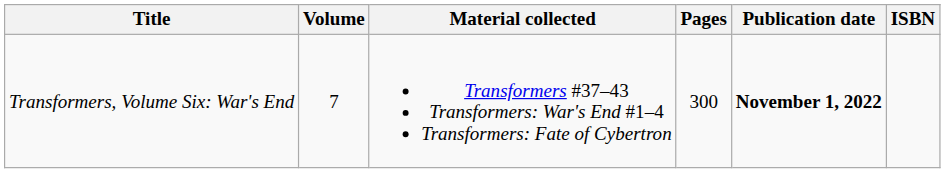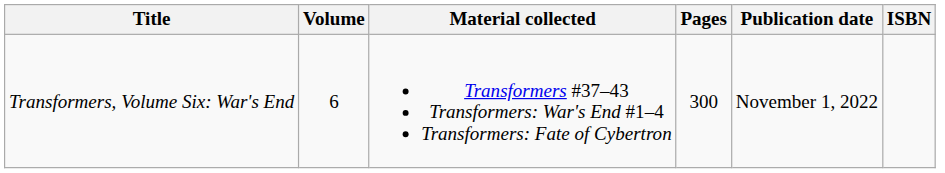(334, 100) 7 -> (334, 100) 6
(809, 100) bold -> (807, 100) normal
